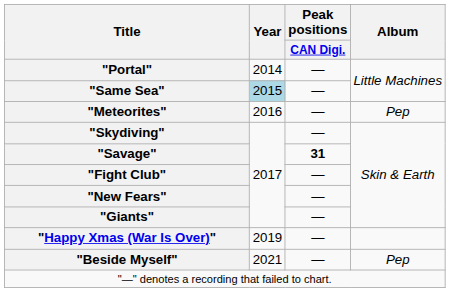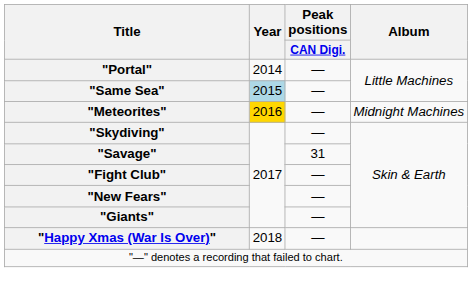(267, 112) no background -> (267, 112) gold background
(398, 112) Pep -> (409, 112) Midnight Machines
(318, 154) bold -> (318, 154) normal
(267, 238) 2019 -> (267, 238) 2018
- row: (127, 259)
